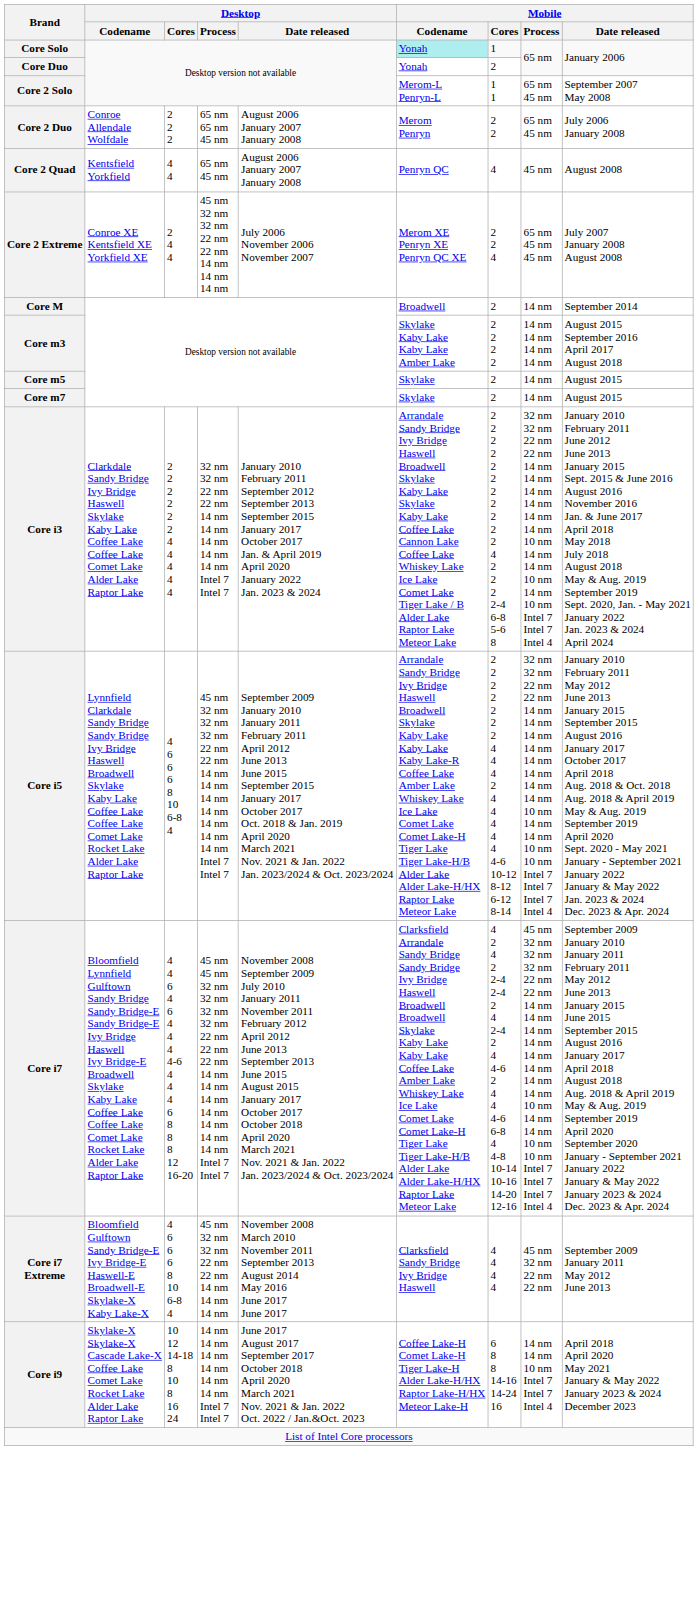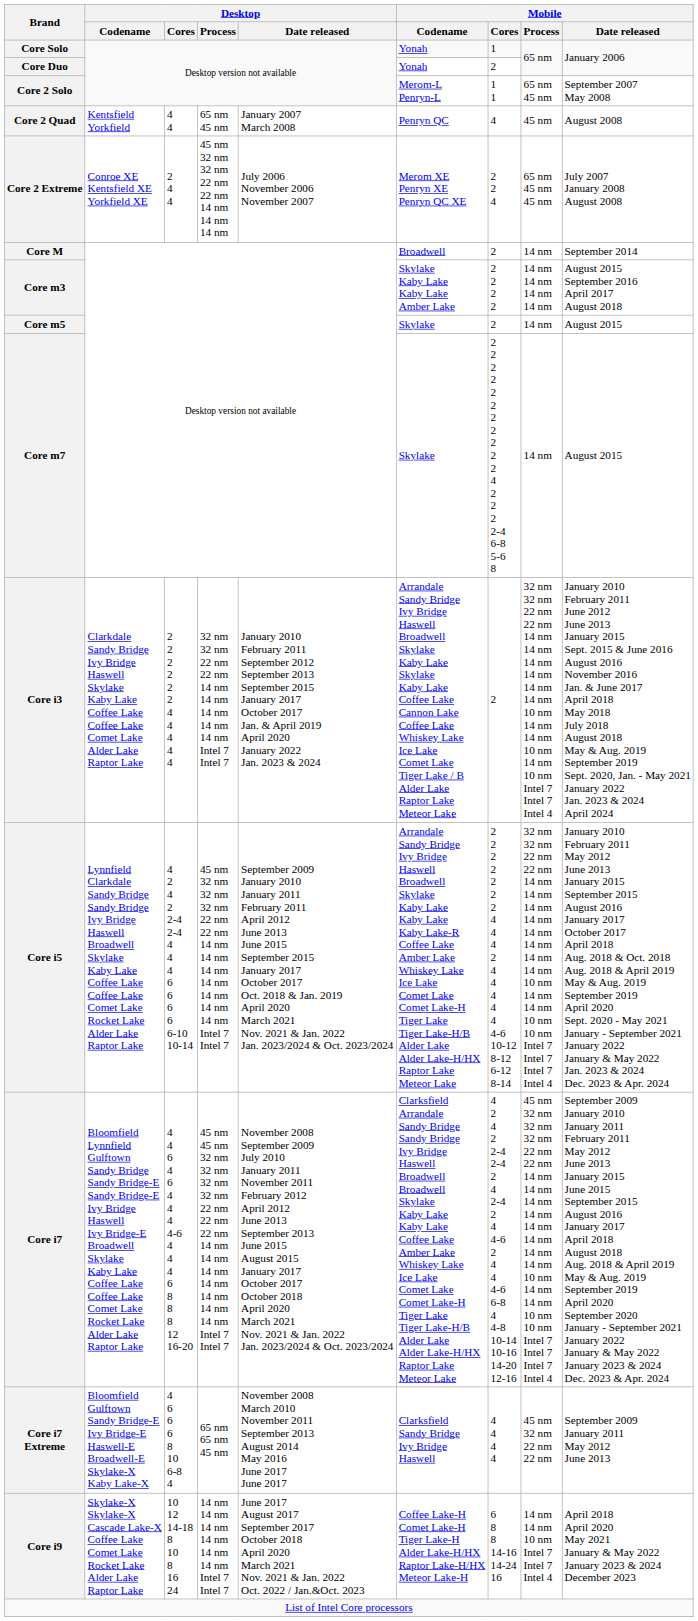(413, 48) paleturquoise background -> (413, 48) no background
- row: (45, 127)
(271, 170) August 2006 January 2007 January 2008 -> (271, 121) January 2007 March 2008
(493, 397) 2 -> (498, 455) 2 2 2 2 2 2 2 2 2 2 2 4 2 2 2 2-4 6-8 5-6 8
(498, 528) 2 2 2 2 2 2 2 2 2 2 2 4 2 2 2 2-4 6-8 5-6 8 -> (493, 700) 2
(175, 786) 4 6 6 6 8 10 6-8 4 -> (180, 957) 4 2 4 2 2-4 2-4 4 4 4 6 6 6 6 6-10 10-14
(214, 1268) 45 nm 32 nm 32 nm 22 nm 22 nm 14 nm 14 nm 14 nm -> (214, 1440) 65 nm 65 nm 45 nm
